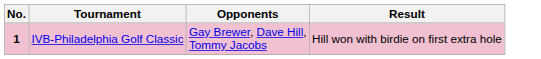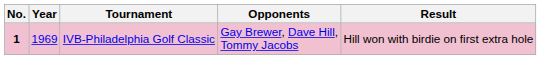+ column: (44, 14)
